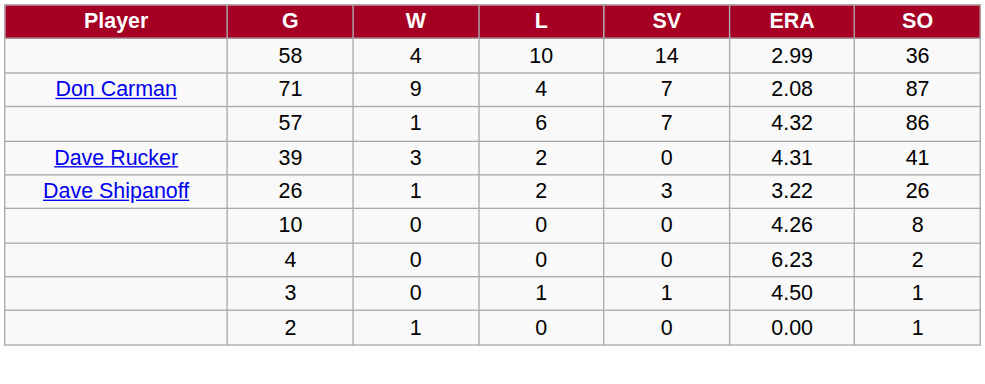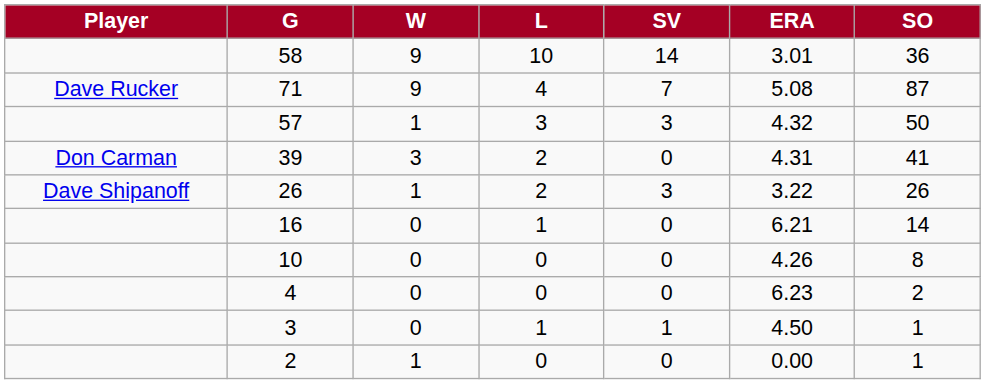(416, 55) 4 -> (416, 55) 9
(792, 55) 2.99 -> (792, 55) 3.01
(116, 89) Don Carman -> (116, 89) Dave Rucker
(792, 89) 2.08 -> (792, 89) 5.08
(541, 123) 6 -> (541, 123) 3
(667, 123) 7 -> (667, 123) 3
(918, 123) 86 -> (918, 123) 50
(116, 157) Dave Rucker -> (116, 157) Don Carman
+ row: (290, 225)
